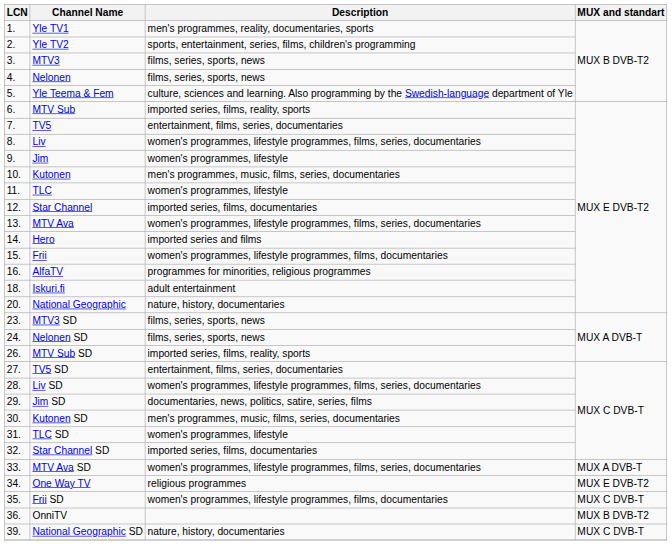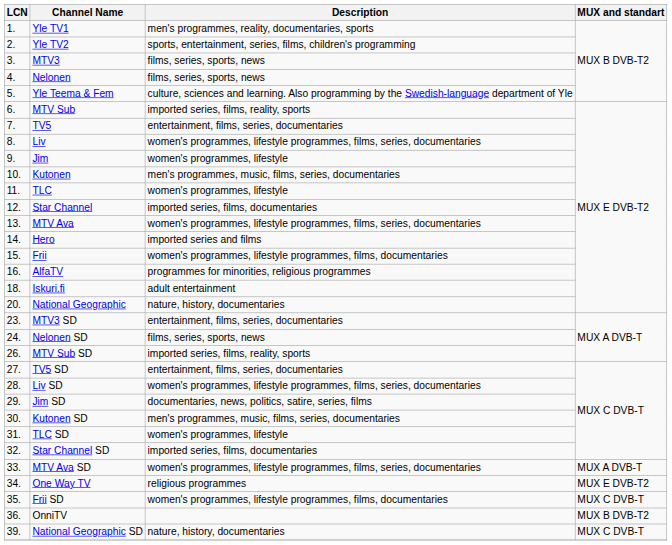(206, 321) films, series, sports, news -> (245, 321) entertainment, films, series, documentaries
